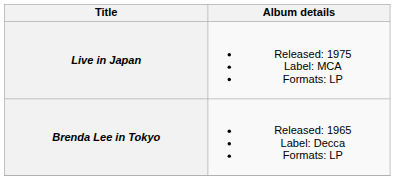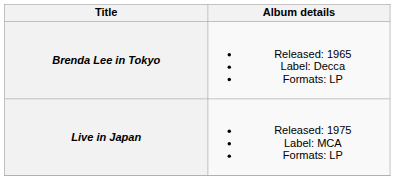rows swapped: (106, 137) <-> (106, 60)
